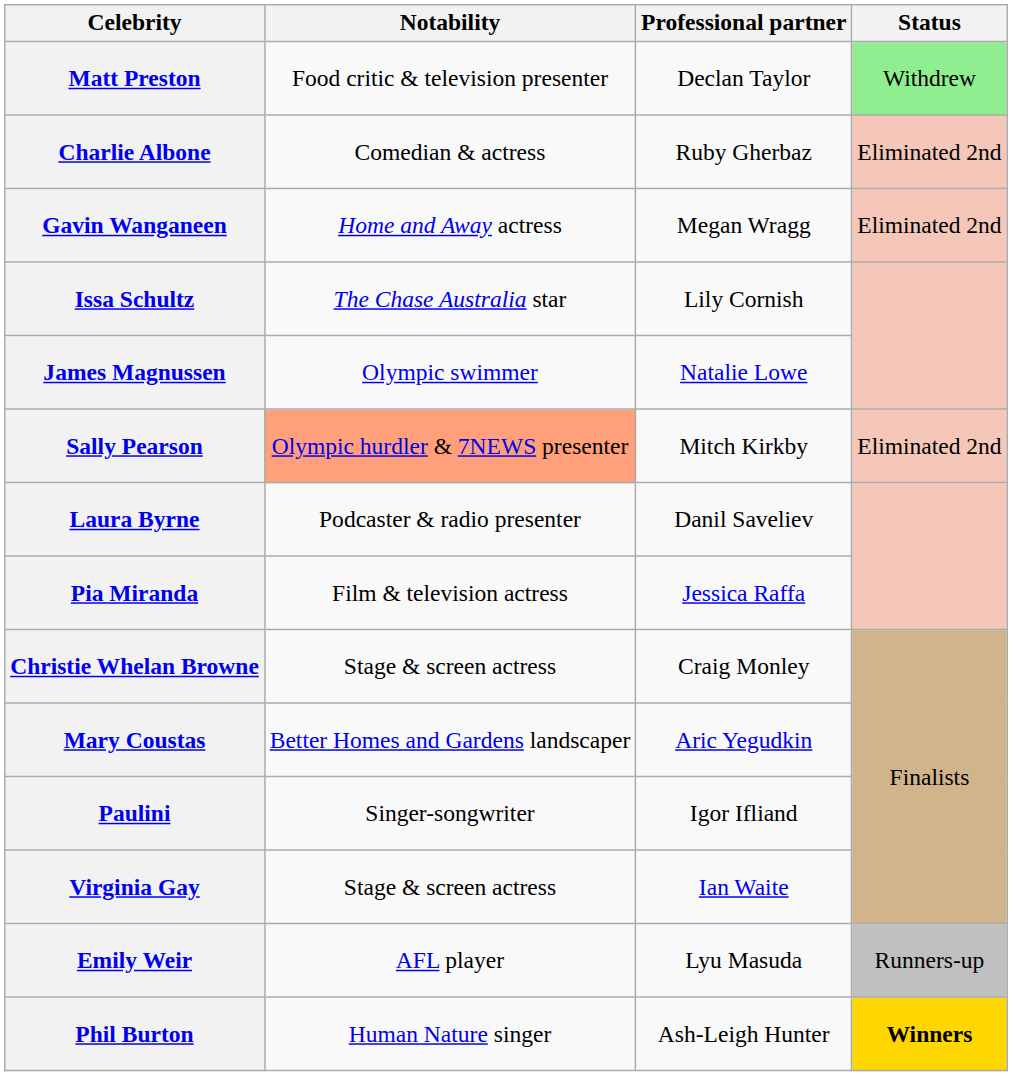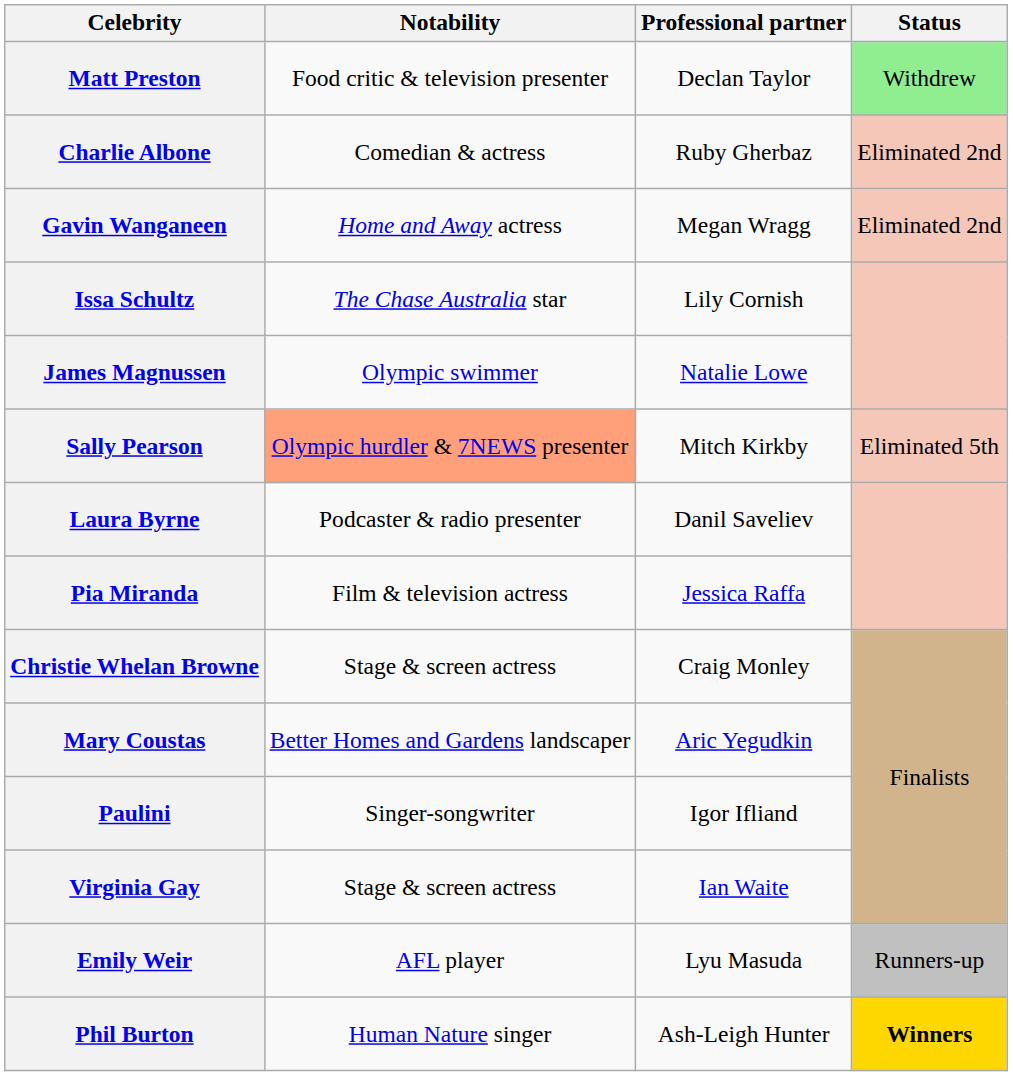(929, 446) Eliminated 2nd -> (929, 446) Eliminated 5th
